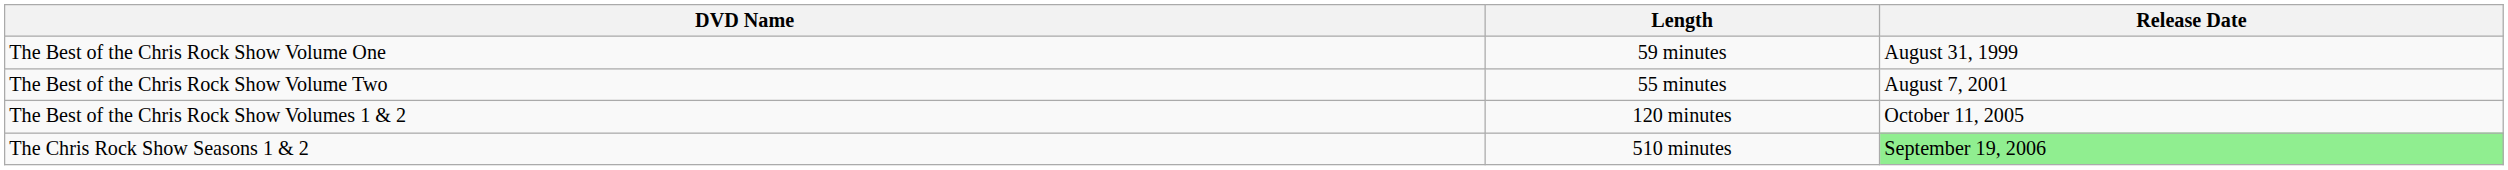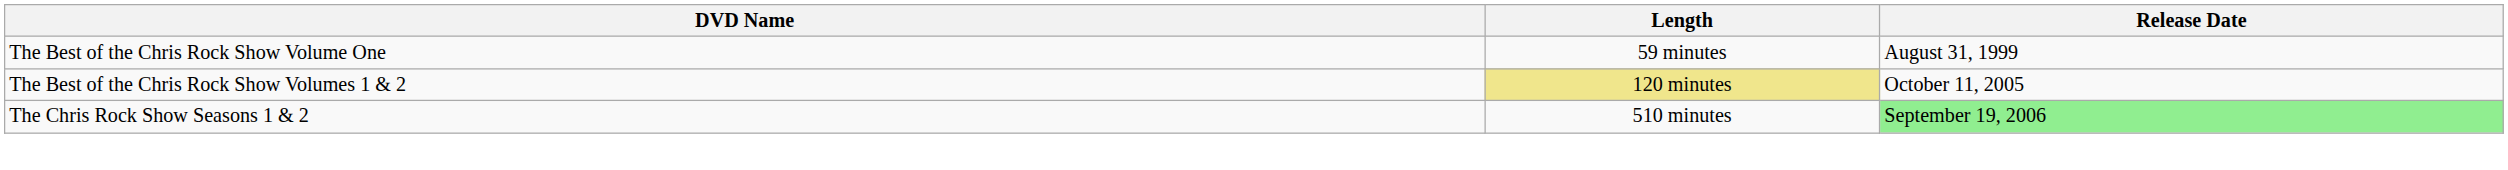- row: (198, 84)
(1682, 116) no background -> (1682, 84) khaki background
